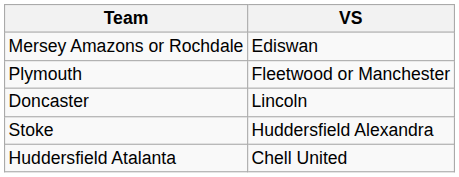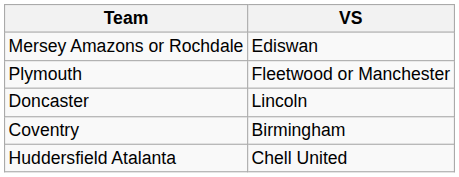+ row: (44, 130)
- row: (31, 130)
